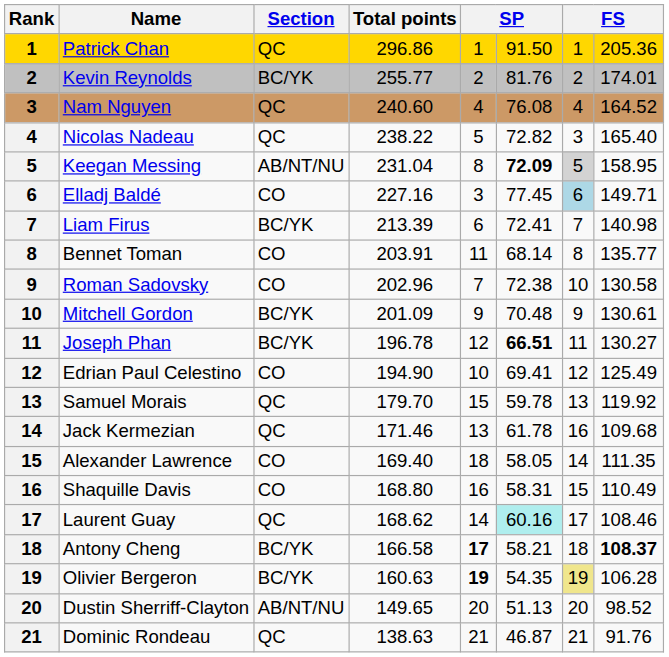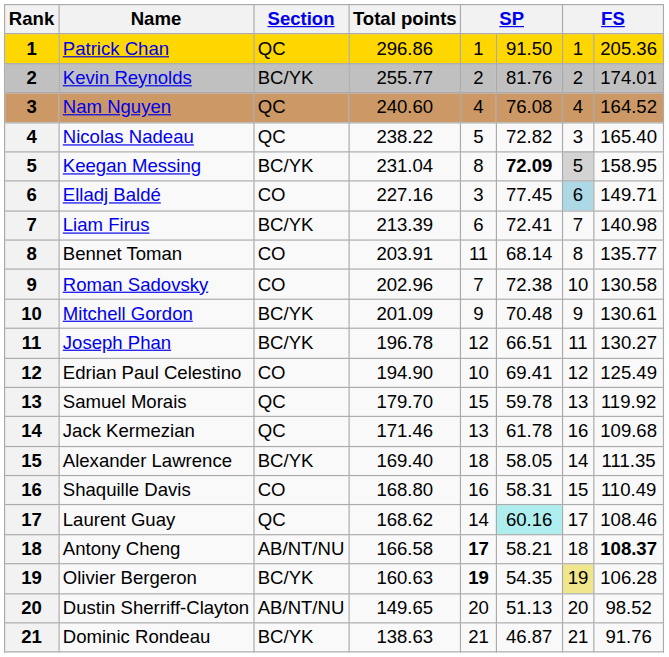(301, 166) AB/NT/NU -> (286, 166) BC/YK
(529, 343) bold -> (529, 343) normal
(272, 460) CO -> (286, 460) BC/YK
(286, 549) BC/YK -> (301, 549) AB/NT/NU
(272, 637) QC -> (286, 637) BC/YK
